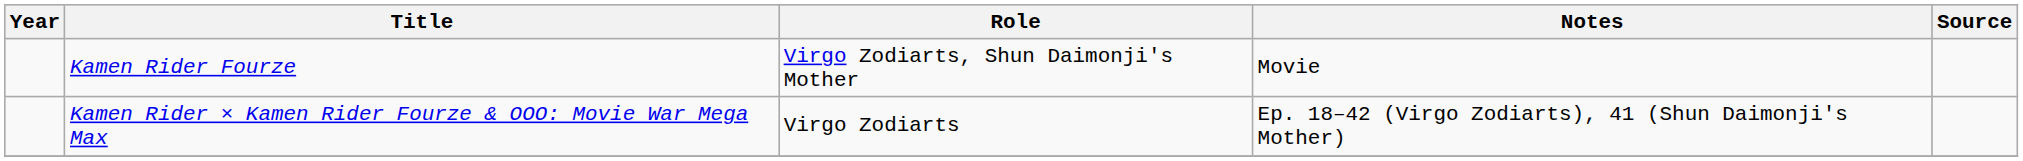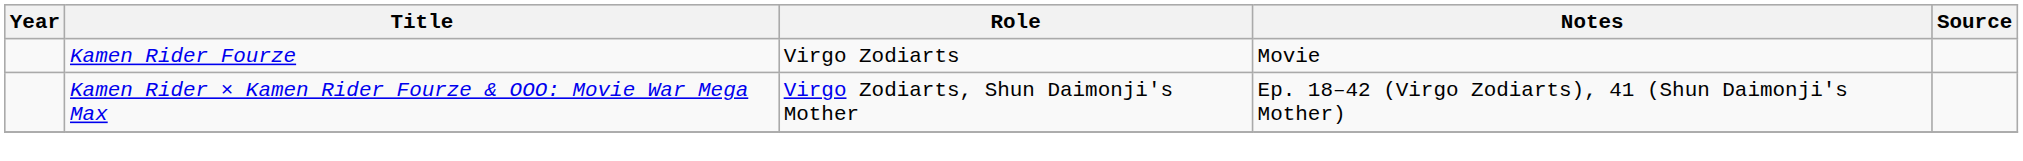(978, 68) Virgo Zodiarts, Shun Daimonji's Mother -> (872, 56) Virgo Zodiarts
(872, 126) Virgo Zodiarts -> (978, 102) Virgo Zodiarts, Shun Daimonji's Mother
